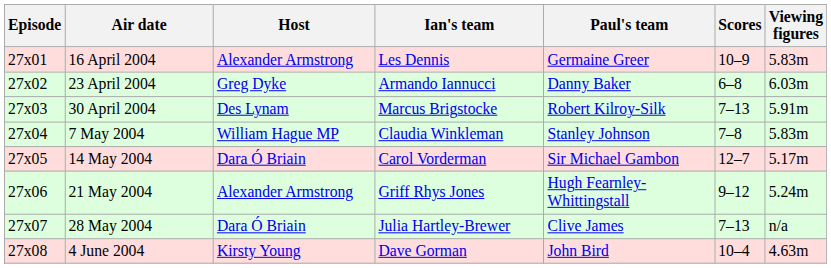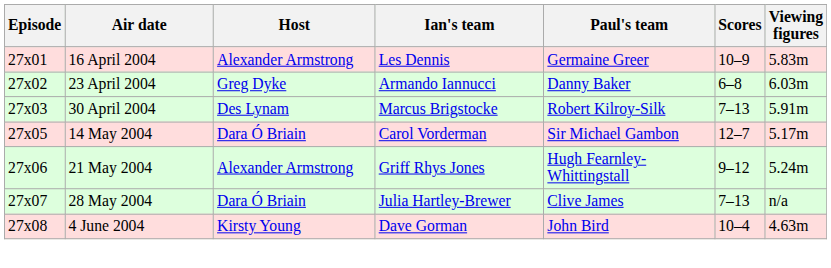- row: (106, 134)
